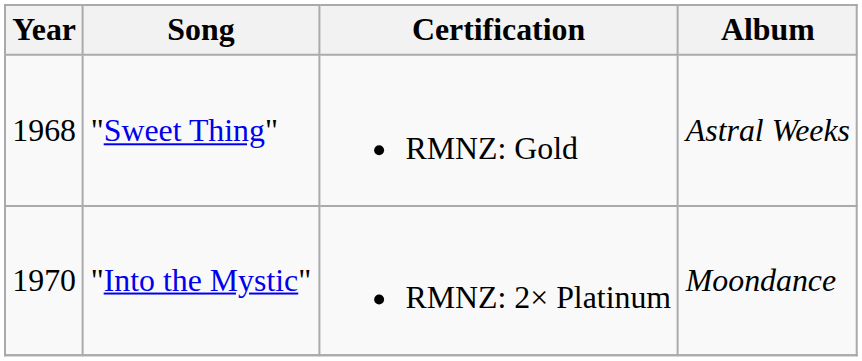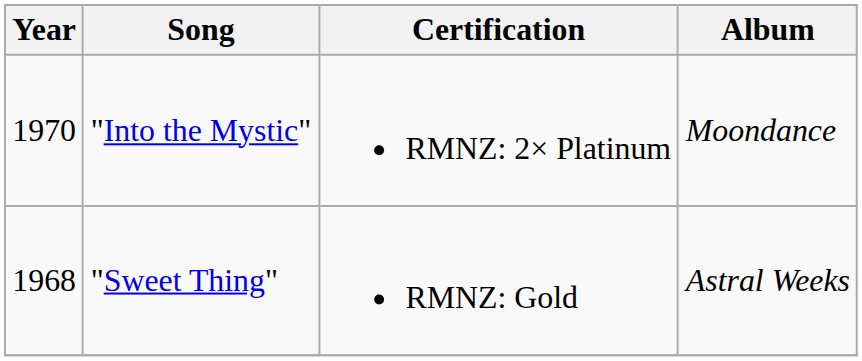rows swapped: (184, 129) <-> (201, 279)
